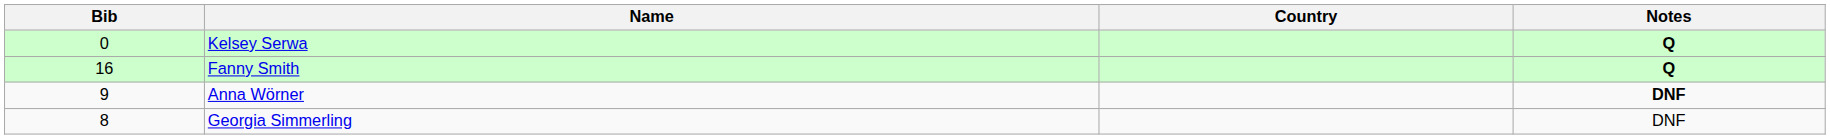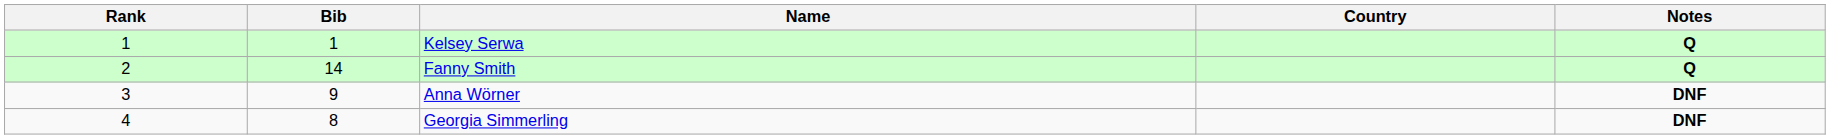+ column: (126, 17)
(104, 43) 0 -> (334, 43) 1
(104, 69) 16 -> (334, 69) 14
(1669, 120) normal -> (1690, 120) bold
